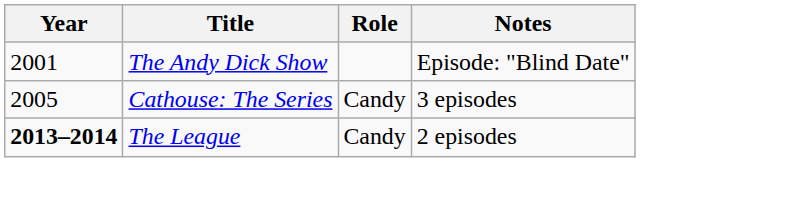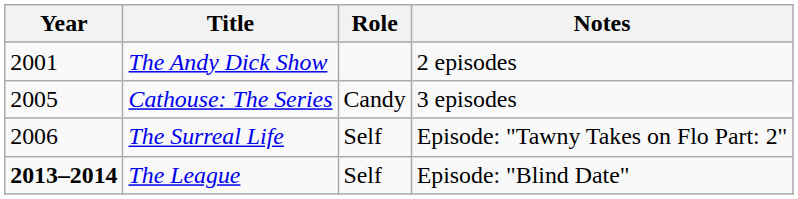(523, 61) Episode: "Blind Date" -> (467, 61) 2 episodes
+ row: (206, 136)
(375, 136) Candy -> (363, 174) Self
(467, 136) 2 episodes -> (523, 174) Episode: "Blind Date"
